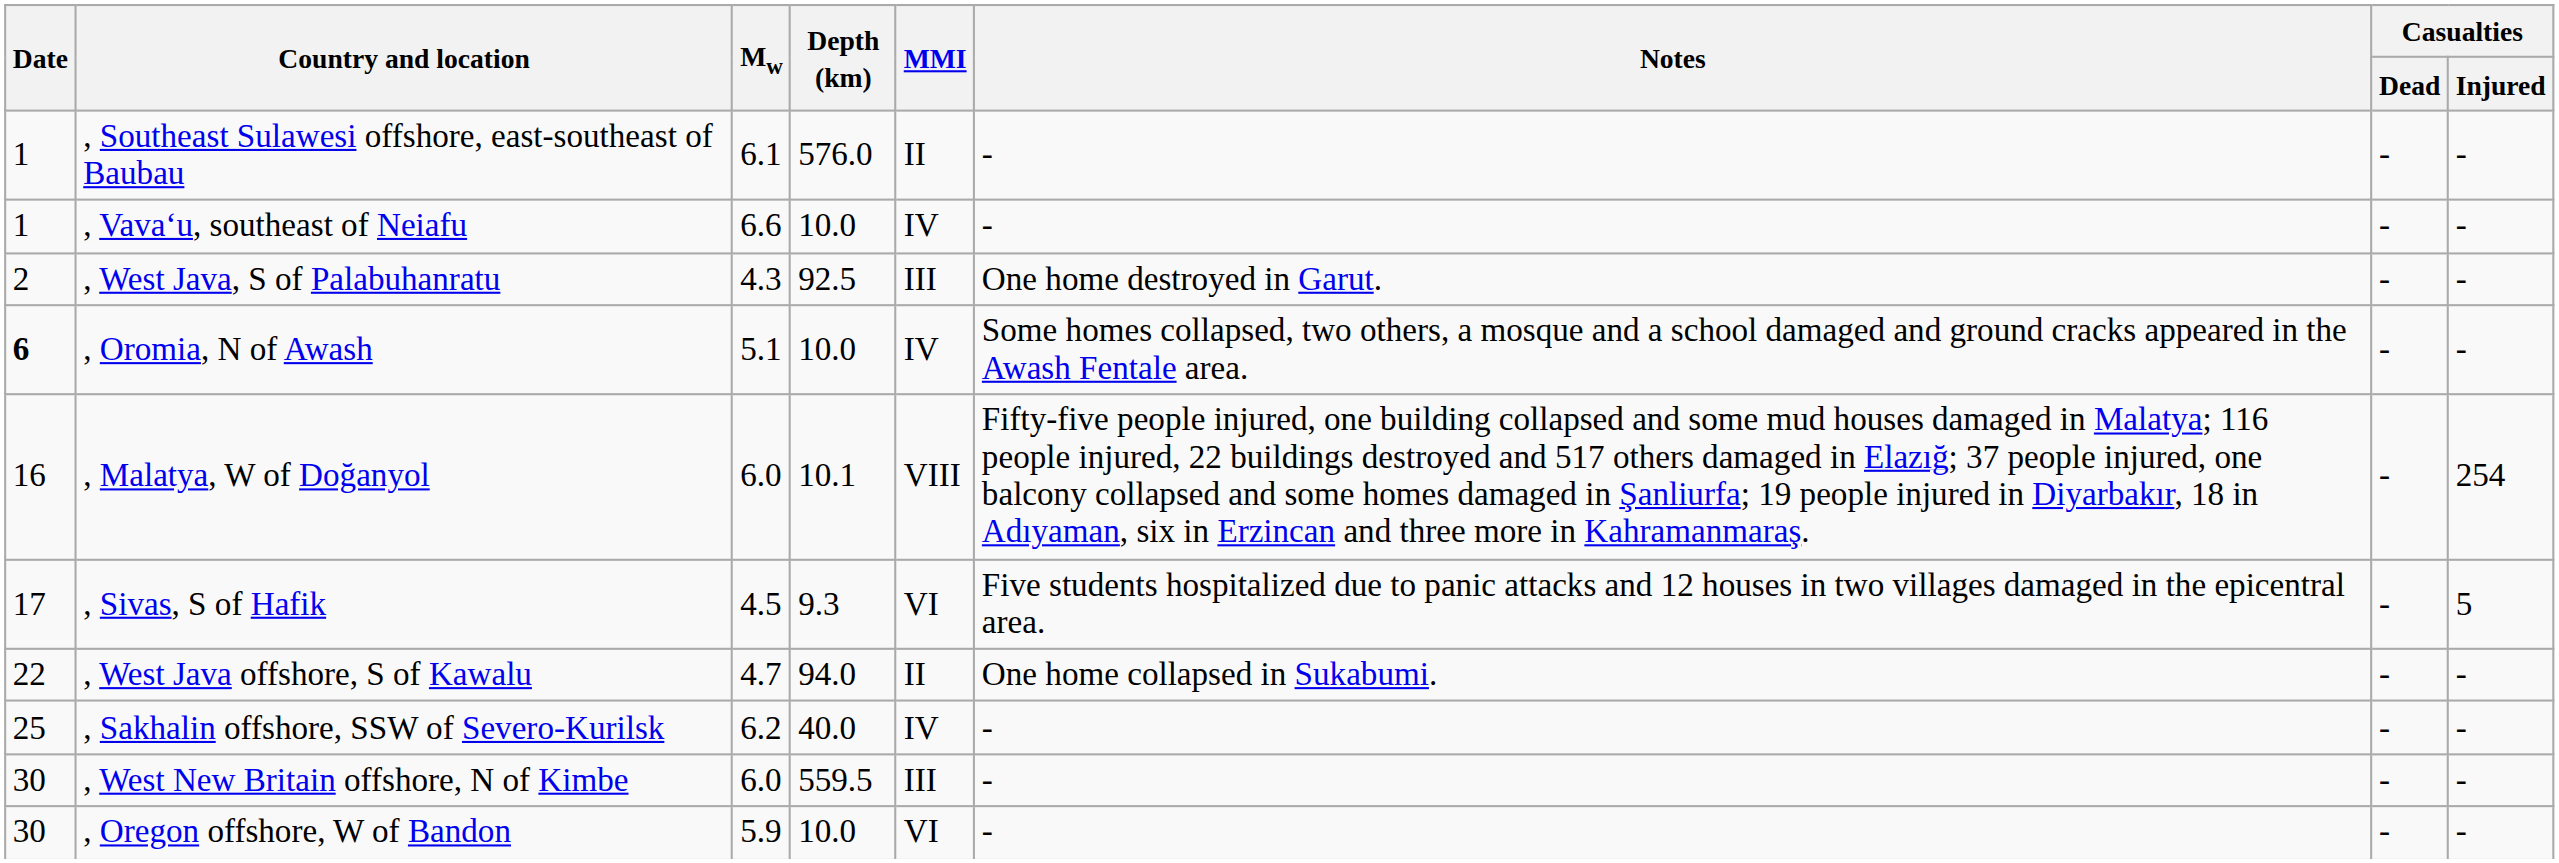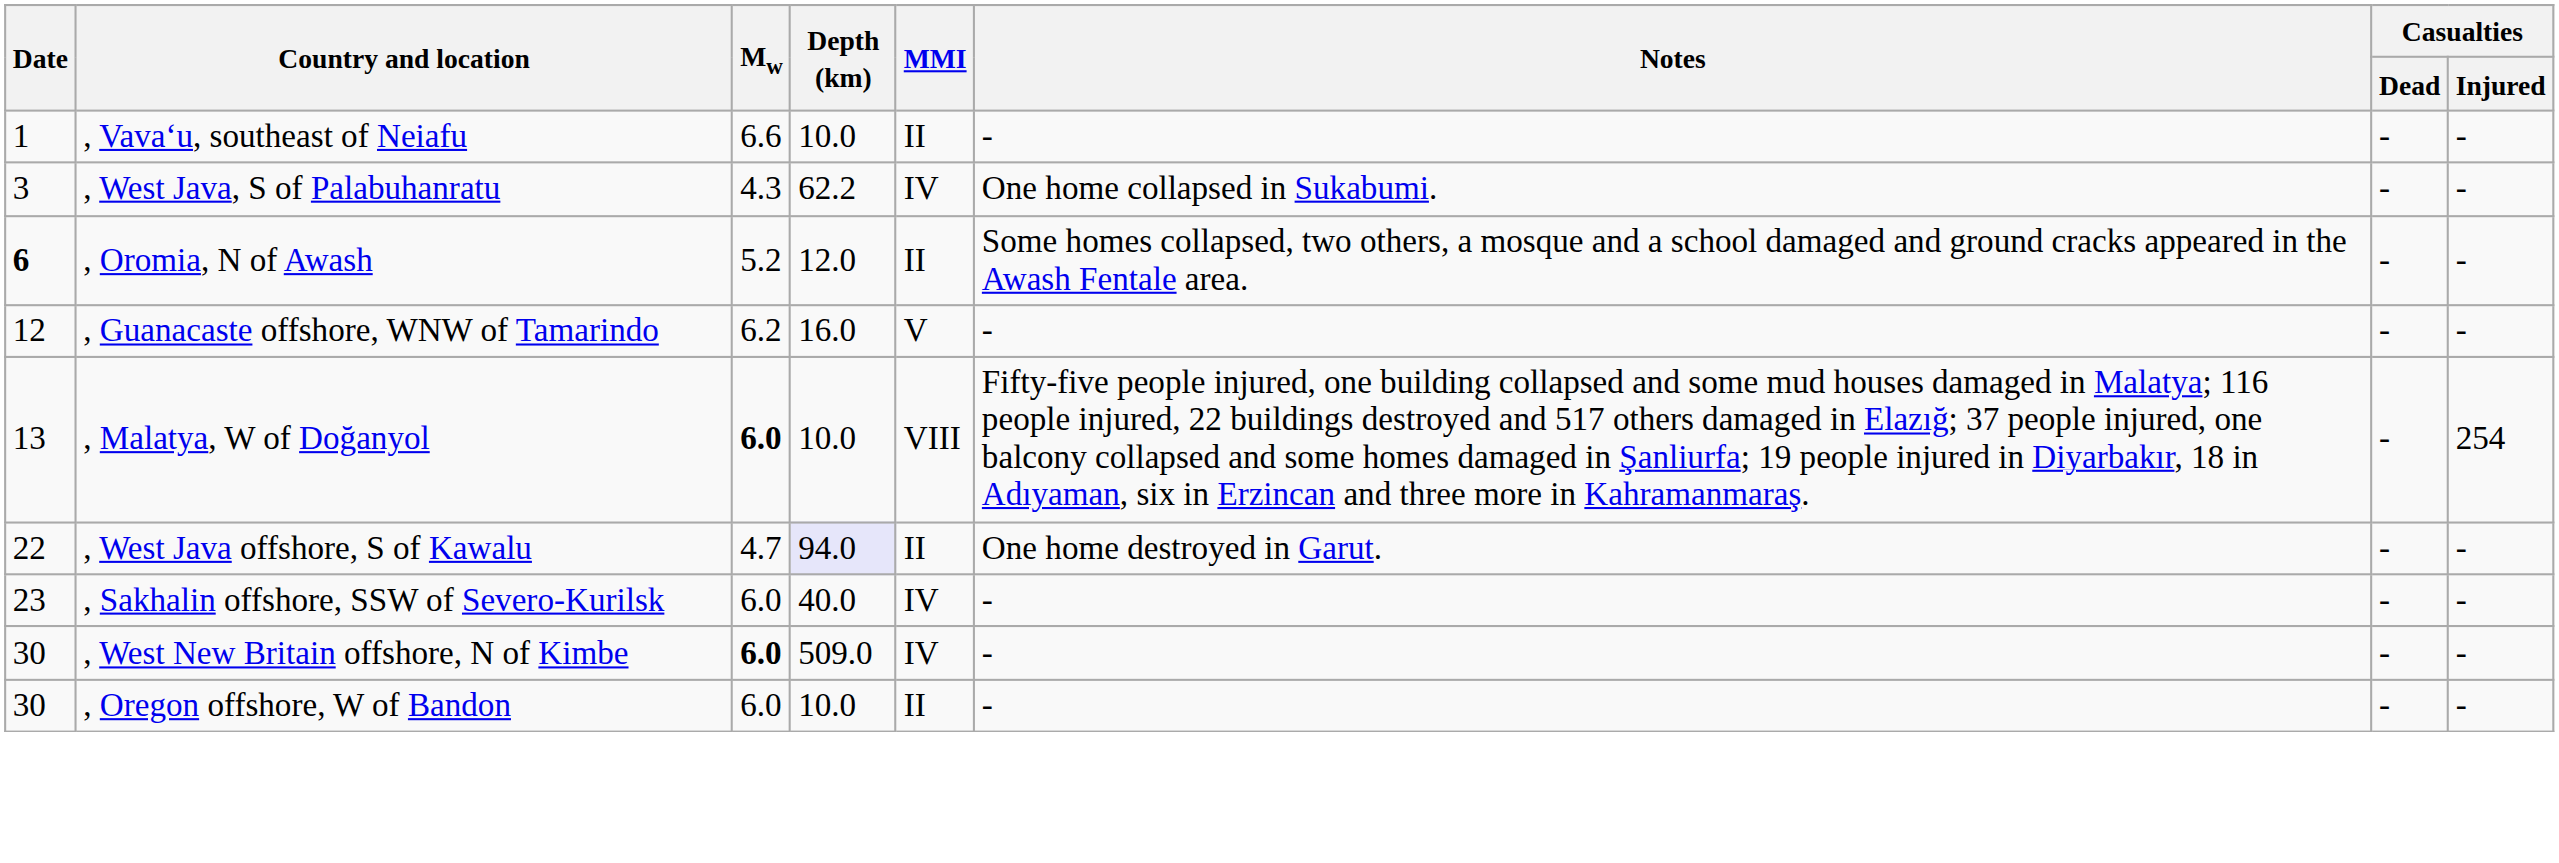- row: (398, 154)
(921, 225) IV -> (915, 135) II
(21, 278) 2 -> (21, 188) 3
(827, 278) 92.5 -> (827, 188) 62.2
(920, 278) III -> (921, 188) IV
(1182, 278) One home destroyed in Garut. -> (1210, 188) One home collapsed in Sukabumi.
(761, 349) 5.1 -> (761, 259) 5.2
(827, 349) 10.0 -> (827, 259) 12.0
(921, 349) IV -> (915, 259) II
+ row: (371, 330)
(29, 476) 16 -> (29, 439) 13
(761, 476) normal -> (761, 439) bold
(827, 476) 10.1 -> (827, 439) 10.0
- row: (205, 603)
(827, 674) no background -> (827, 547) lavender background
(1210, 674) One home collapsed in Sukabumi. -> (1182, 547) One home destroyed in Garut.
(29, 727) 25 -> (29, 600) 23
(761, 727) 6.2 -> (761, 600) 6.0
(761, 779) normal -> (761, 652) bold
(835, 779) 559.5 -> (835, 652) 509.0
(920, 779) III -> (921, 652) IV
(761, 832) 5.9 -> (761, 705) 6.0
(921, 832) VI -> (915, 705) II
